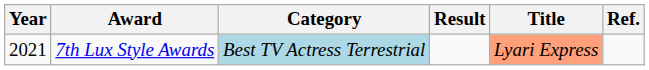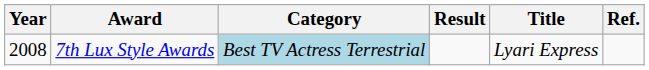(28, 49) 2021 -> (28, 49) 2008
(546, 49) lightsalmon background -> (546, 49) no background
